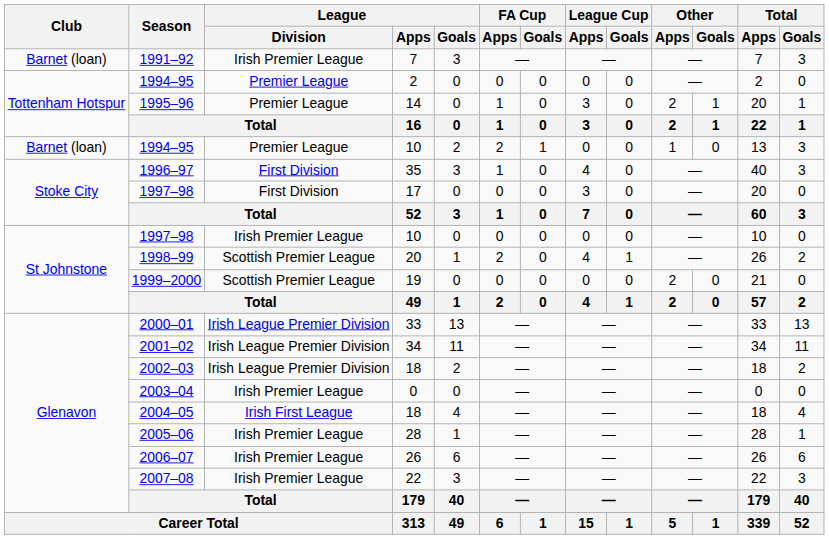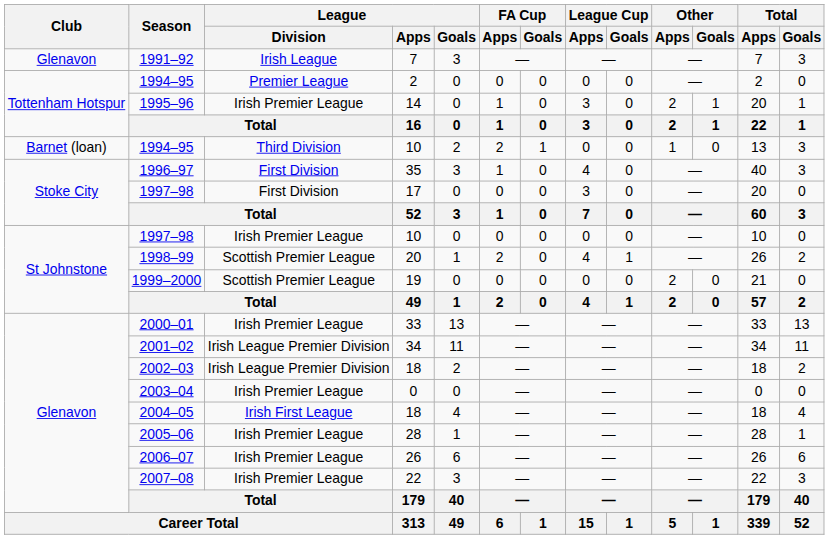(66, 59) Barnet (loan) -> (66, 59) Glenavon
(299, 59) Irish Premier League -> (299, 59) Irish League
(299, 103) Premier League -> (299, 103) Irish Premier League
(299, 147) Premier League -> (299, 147) Third Division
(299, 324) Irish League Premier Division -> (299, 324) Irish Premier League
